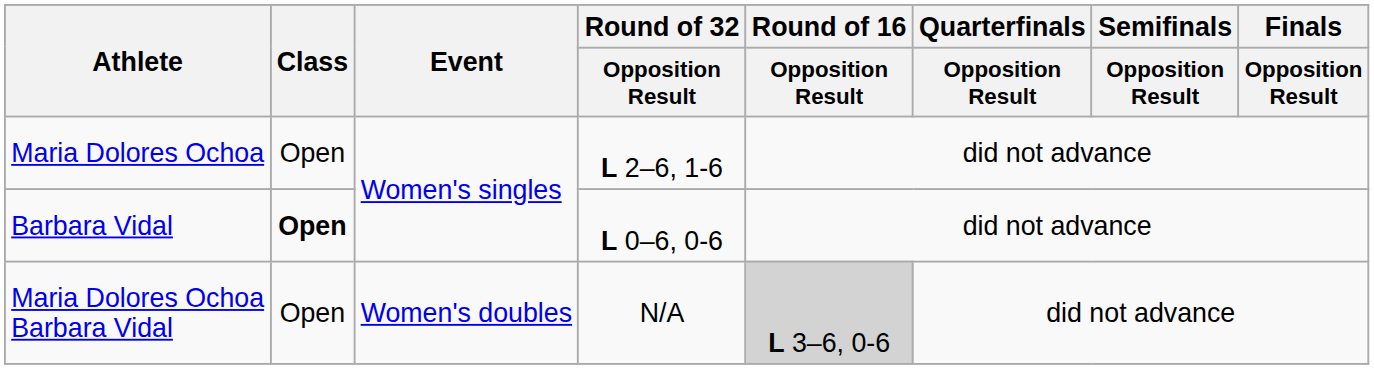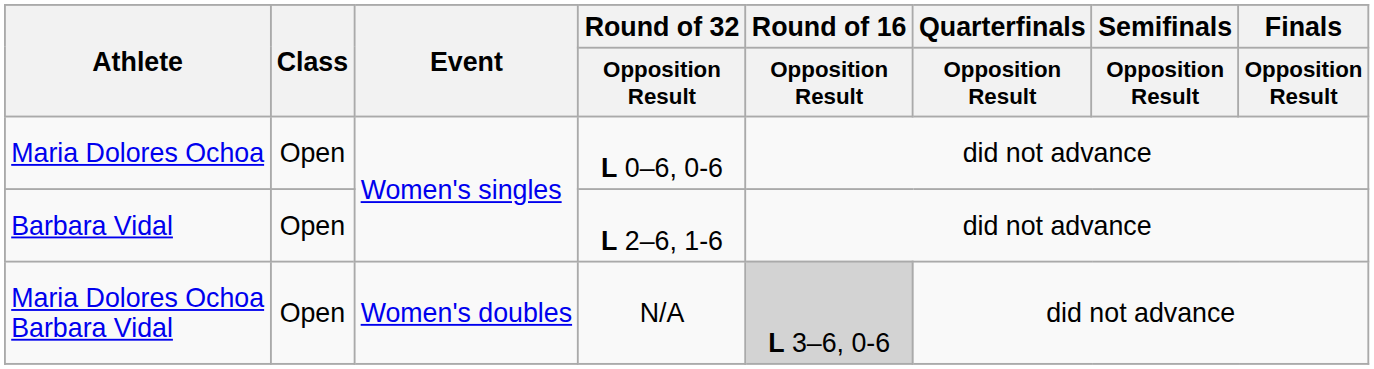(662, 168) L 2–6, 1-6 -> (662, 168) L 0–6, 0-6
(312, 226) bold -> (312, 226) normal
(662, 240) L 0–6, 0-6 -> (662, 240) L 2–6, 1-6
